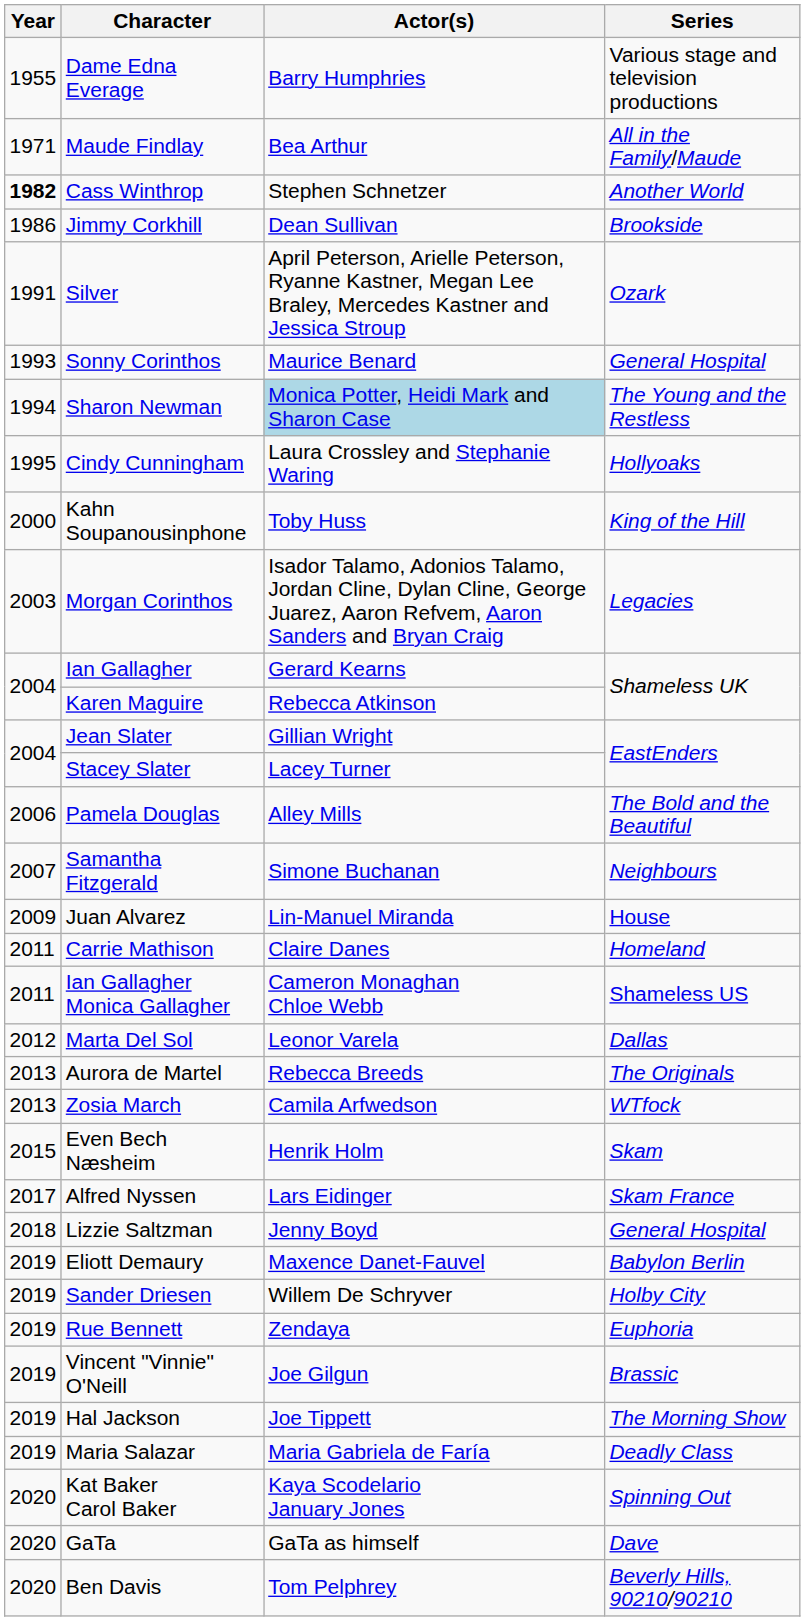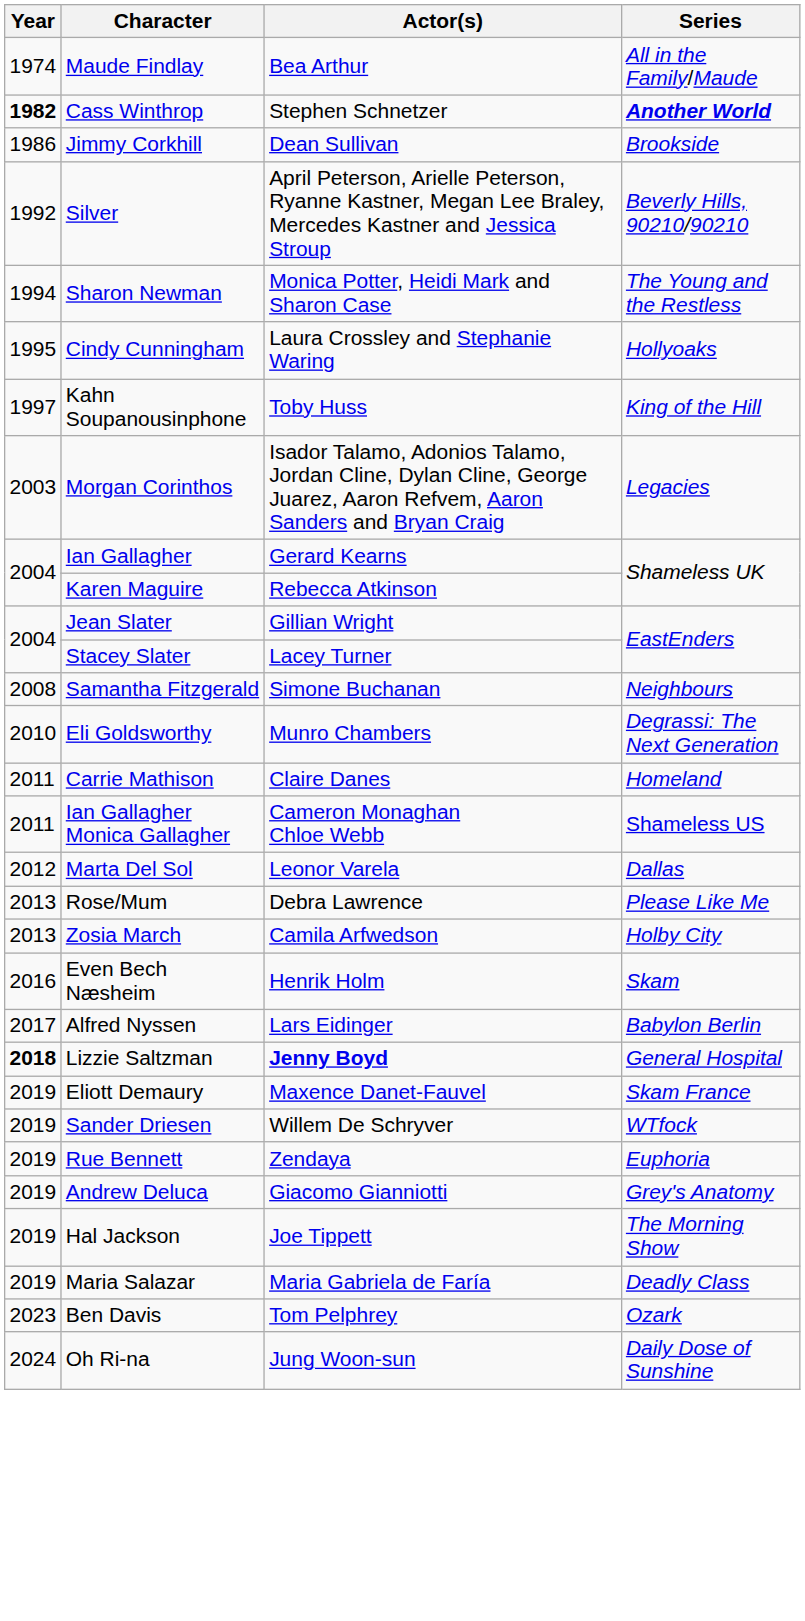- row: (121, 77)
(33, 146) 1971 -> (33, 66) 1974
(676, 191) normal -> (698, 111) bold
(33, 293) 1991 -> (33, 213) 1992
(637, 293) Ozark -> (687, 213) Beverly Hills, 90210/90210
- row: (143, 362)
(409, 407) lightblue background -> (410, 293) no background
(33, 520) 2000 -> (33, 407) 1997
- row: (143, 814)
(33, 871) 2007 -> (33, 689) 2008
- row: (126, 916)
+ row: (139, 734)
+ row: (116, 902)
- row: (144, 1072)
(645, 1106) WTfock -> (674, 935) Holby City
(33, 1151) 2015 -> (33, 980) 2016
(672, 1196) Skam France -> (693, 1025) Babylon Berlin
(33, 1229) normal -> (33, 1058) bold
(323, 1229) normal -> (329, 1058) bold
(677, 1262) Babylon Berlin -> (688, 1092) Skam France
(657, 1295) Holby City -> (661, 1125) WTfock
- row: (140, 1374)
+ row: (137, 1191)
- row: (121, 1497)
- row: (91, 1542)
(33, 1587) 2020 -> (33, 1315) 2023
(671, 1587) Beverly Hills, 90210/90210 -> (654, 1315) Ozark
+ row: (108, 1360)
